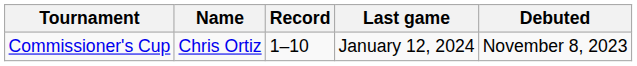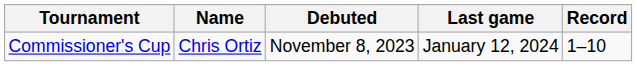columns swapped: (555, 18) <-> (300, 18)
